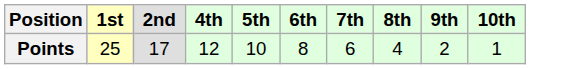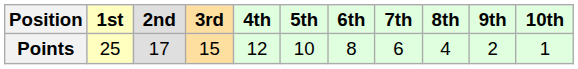+ column: (209, 19)
